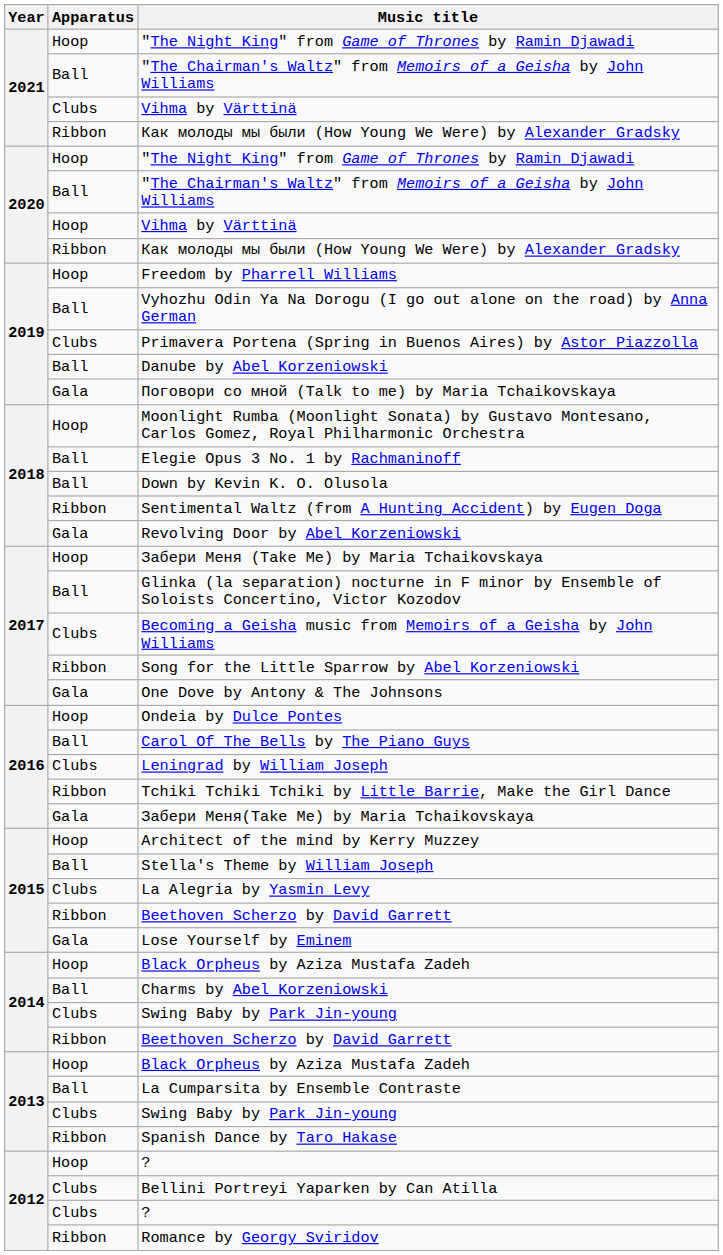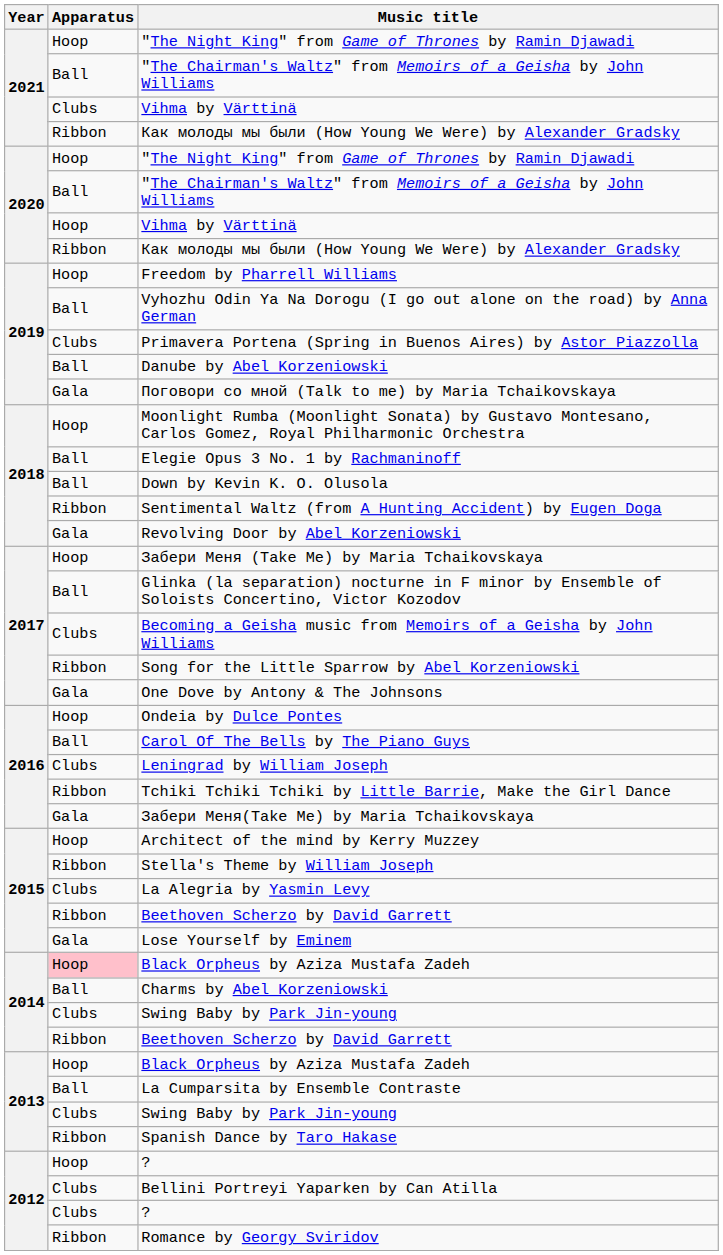(70, 866) Ball -> (79, 866) Ribbon
(70, 965) no background -> (70, 965) pink background
